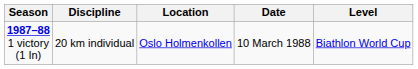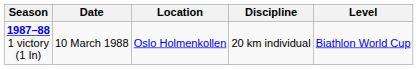columns swapped: (274, 13) <-> (95, 13)
